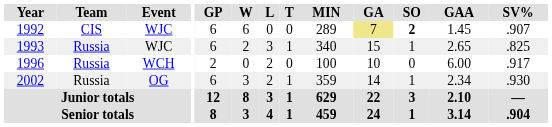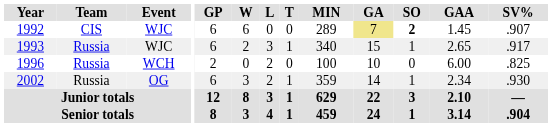(518, 46) .825 -> (518, 46) .917
(518, 63) .917 -> (518, 63) .825
